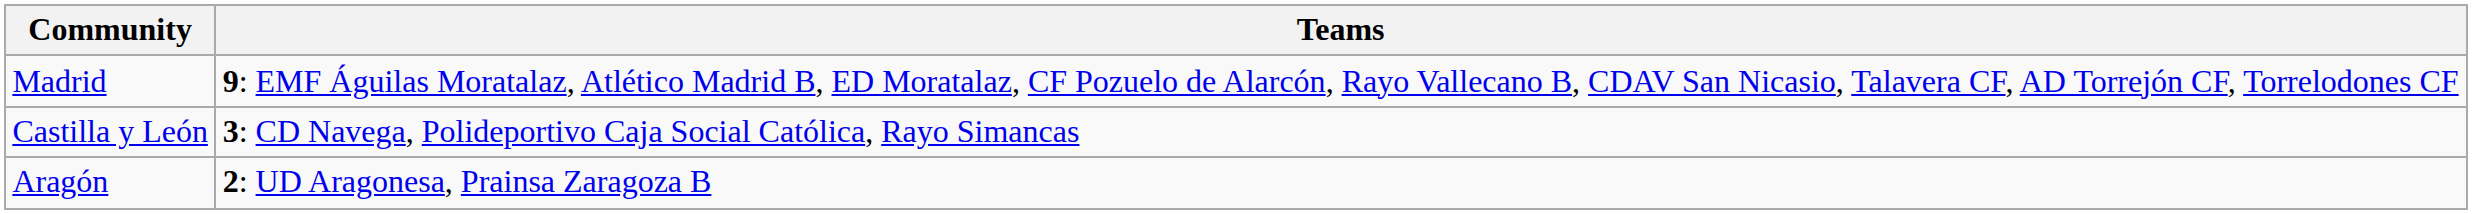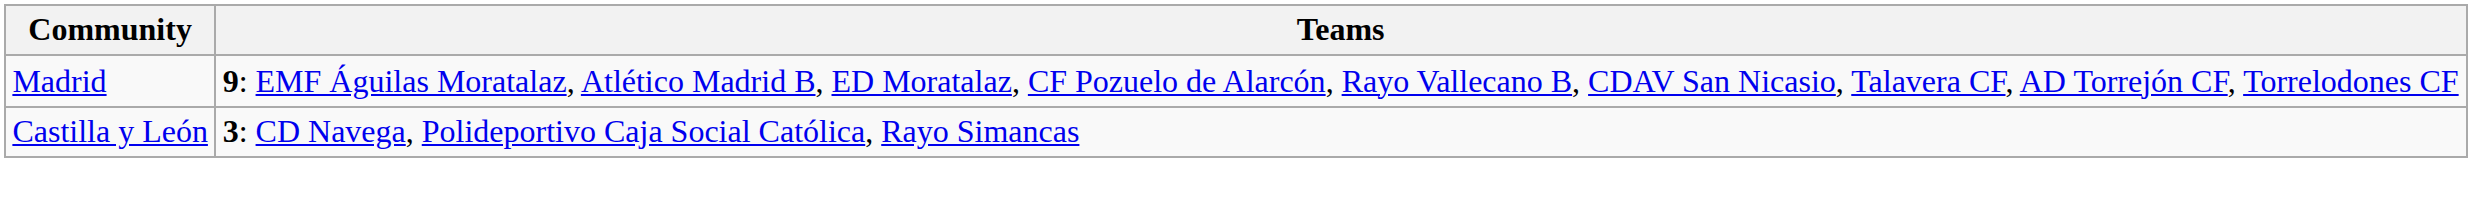- row: (60, 182)
